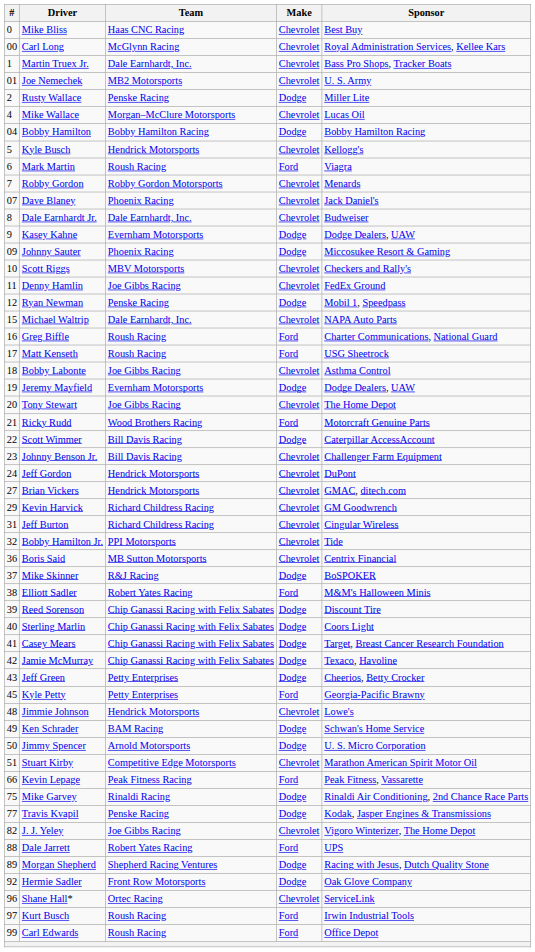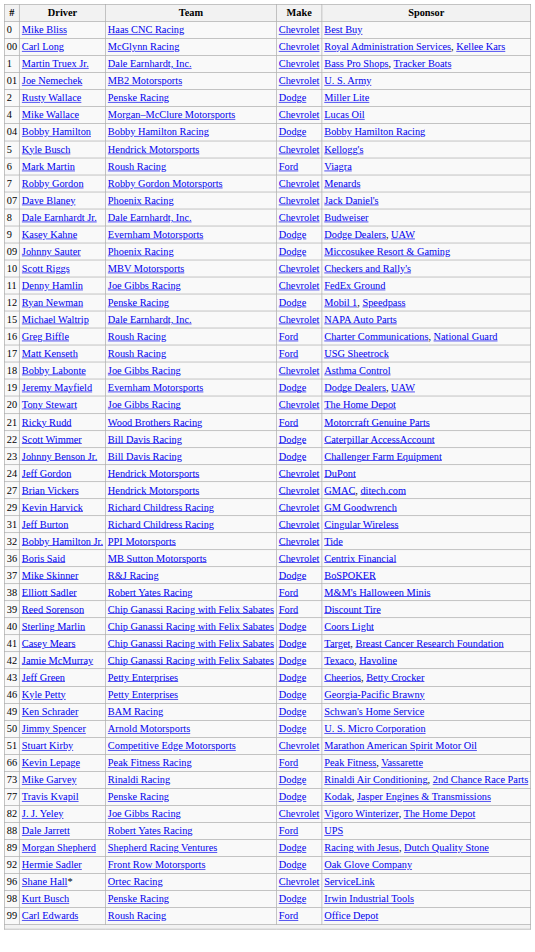(299, 456) Chevrolet -> (293, 456) Dodge
(293, 609) Dodge -> (289, 609) Ford
(12, 694) 45 -> (12, 694) 46
(289, 694) Ford -> (293, 694) Dodge
- row: (55, 711)
(12, 797) 75 -> (12, 780) 73
(12, 916) 97 -> (12, 899) 98
(137, 916) Roush Racing -> (138, 899) Penske Racing
(289, 916) Ford -> (293, 899) Dodge
